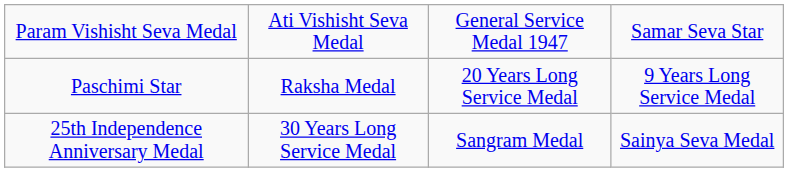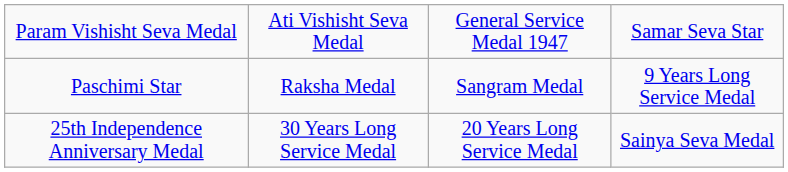(520, 85) 20 Years Long Service Medal -> (520, 85) Sangram Medal
(520, 140) Sangram Medal -> (520, 140) 20 Years Long Service Medal
